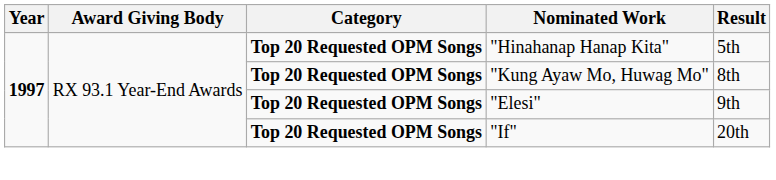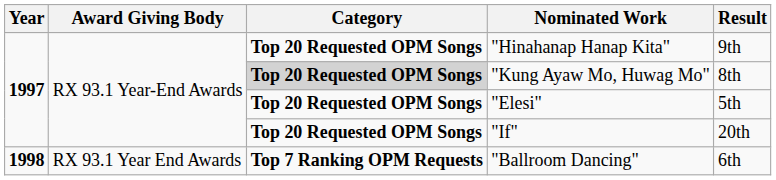(729, 47) 5th -> (730, 47) 9th
(366, 75) no background -> (366, 75) lightgrey background
(729, 103) 9th -> (730, 103) 5th
+ row: (565, 160)
